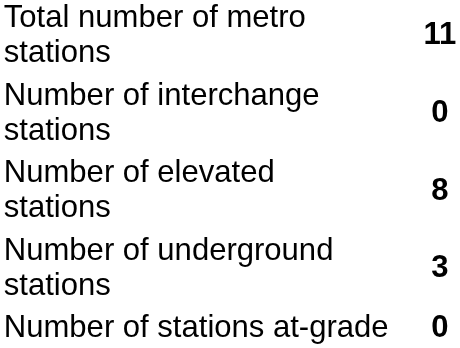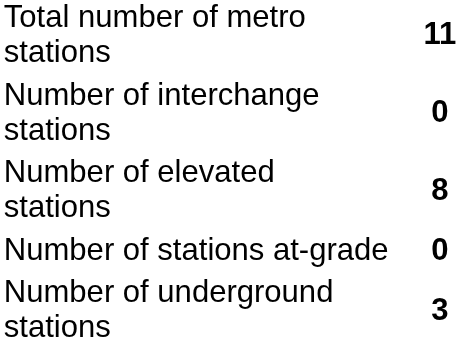rows swapped: (169, 267) <-> (196, 327)
